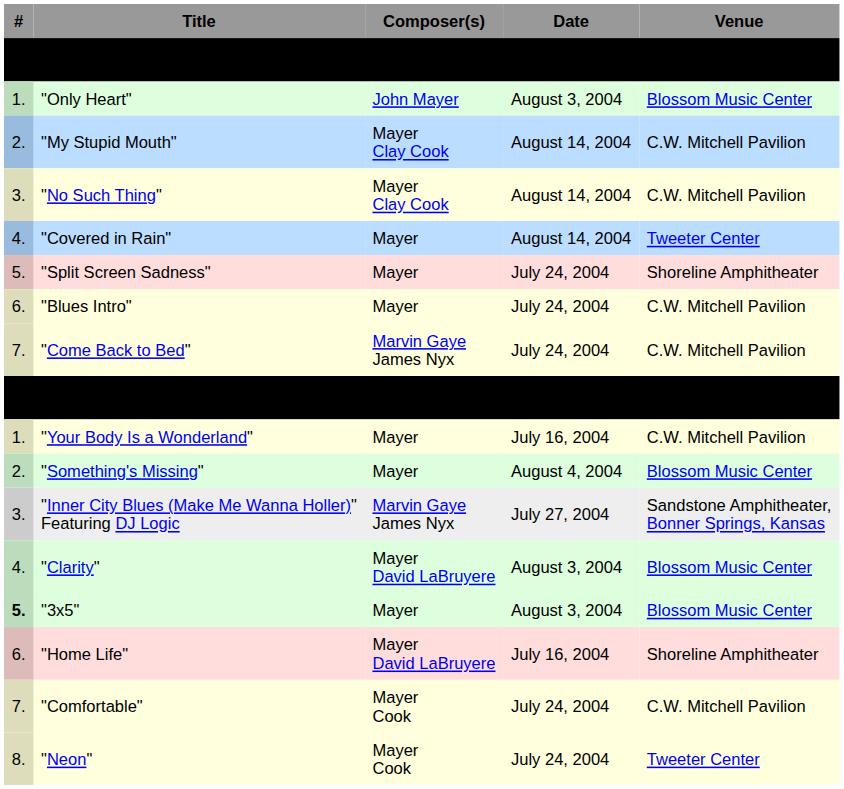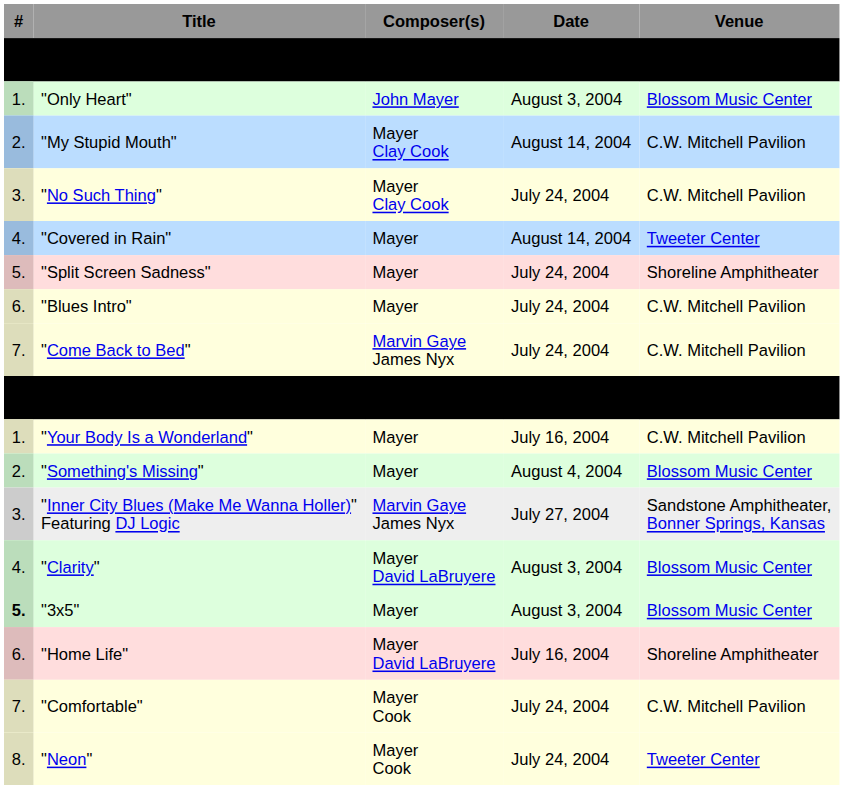(571, 195) August 14, 2004 -> (560, 195) July 24, 2004
